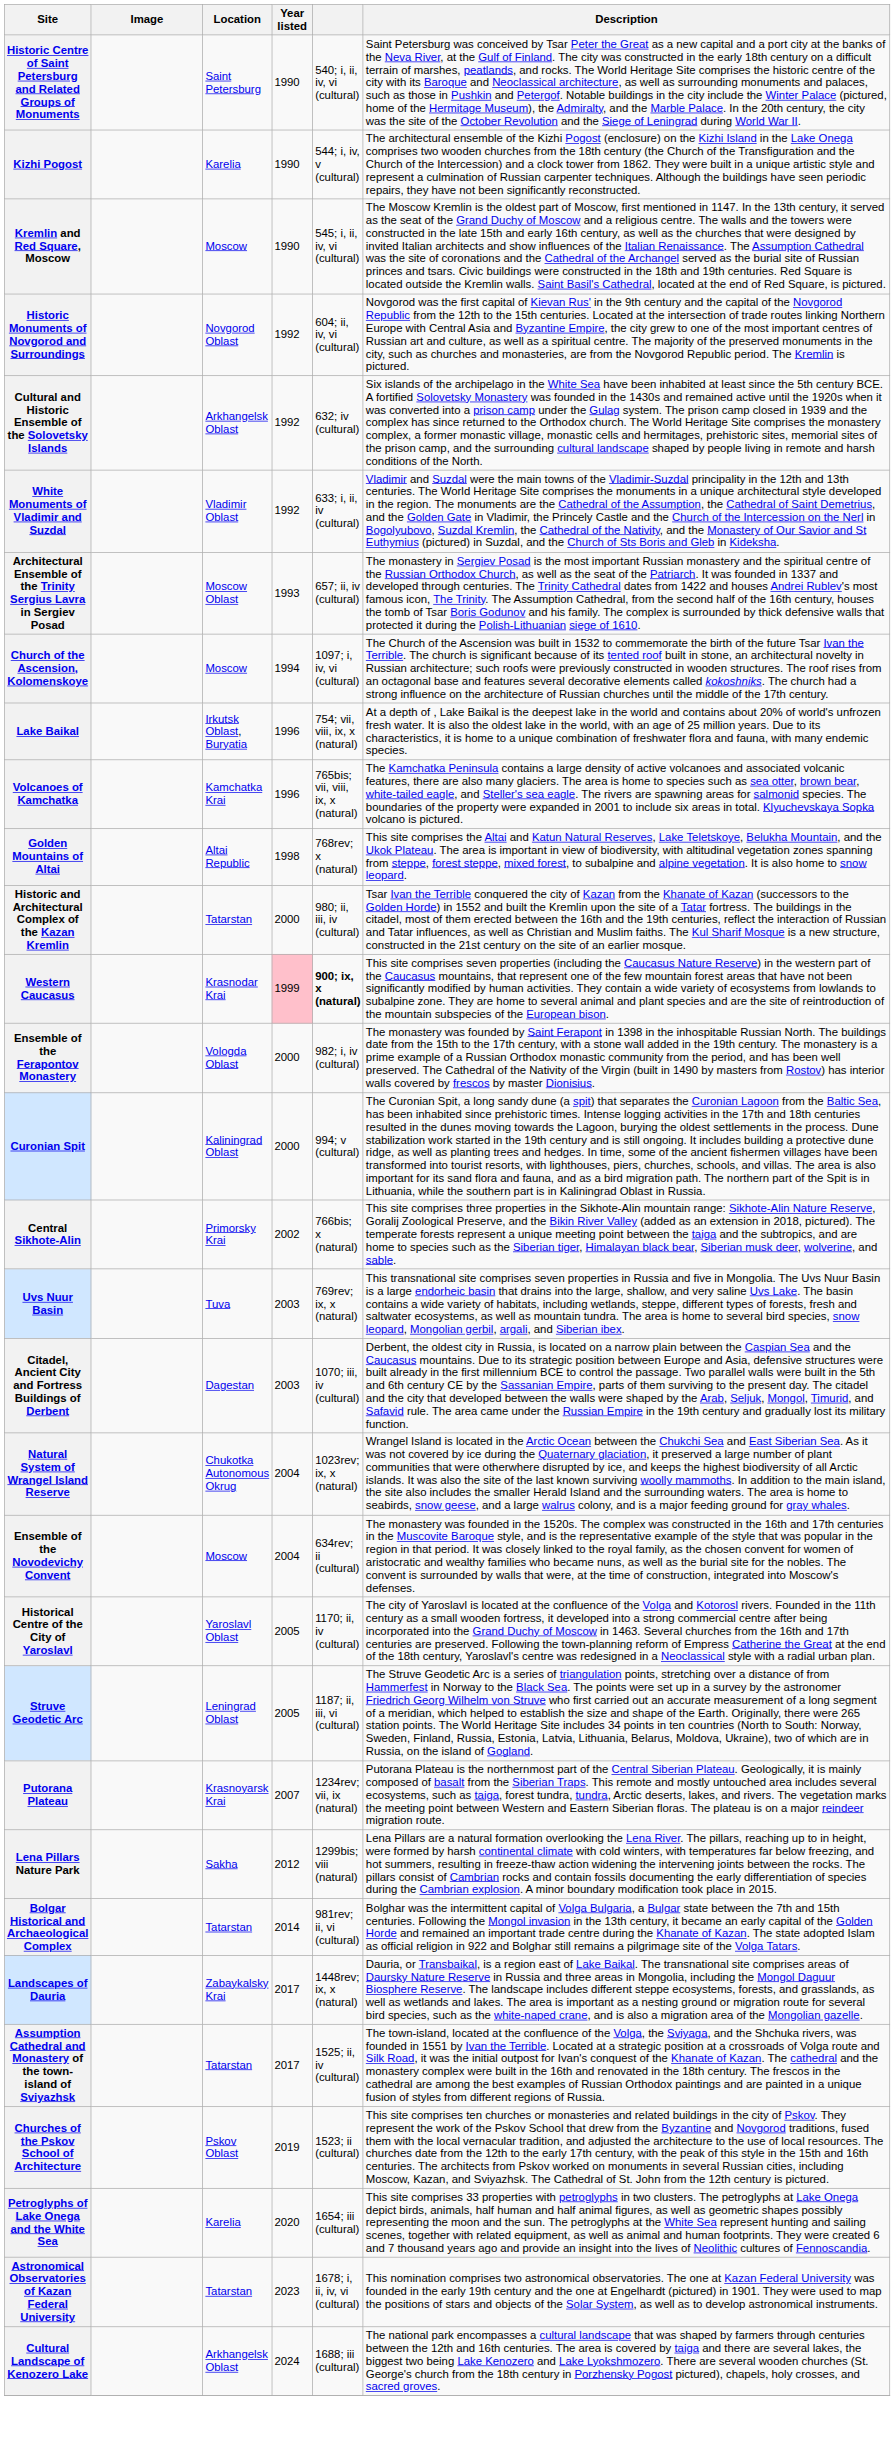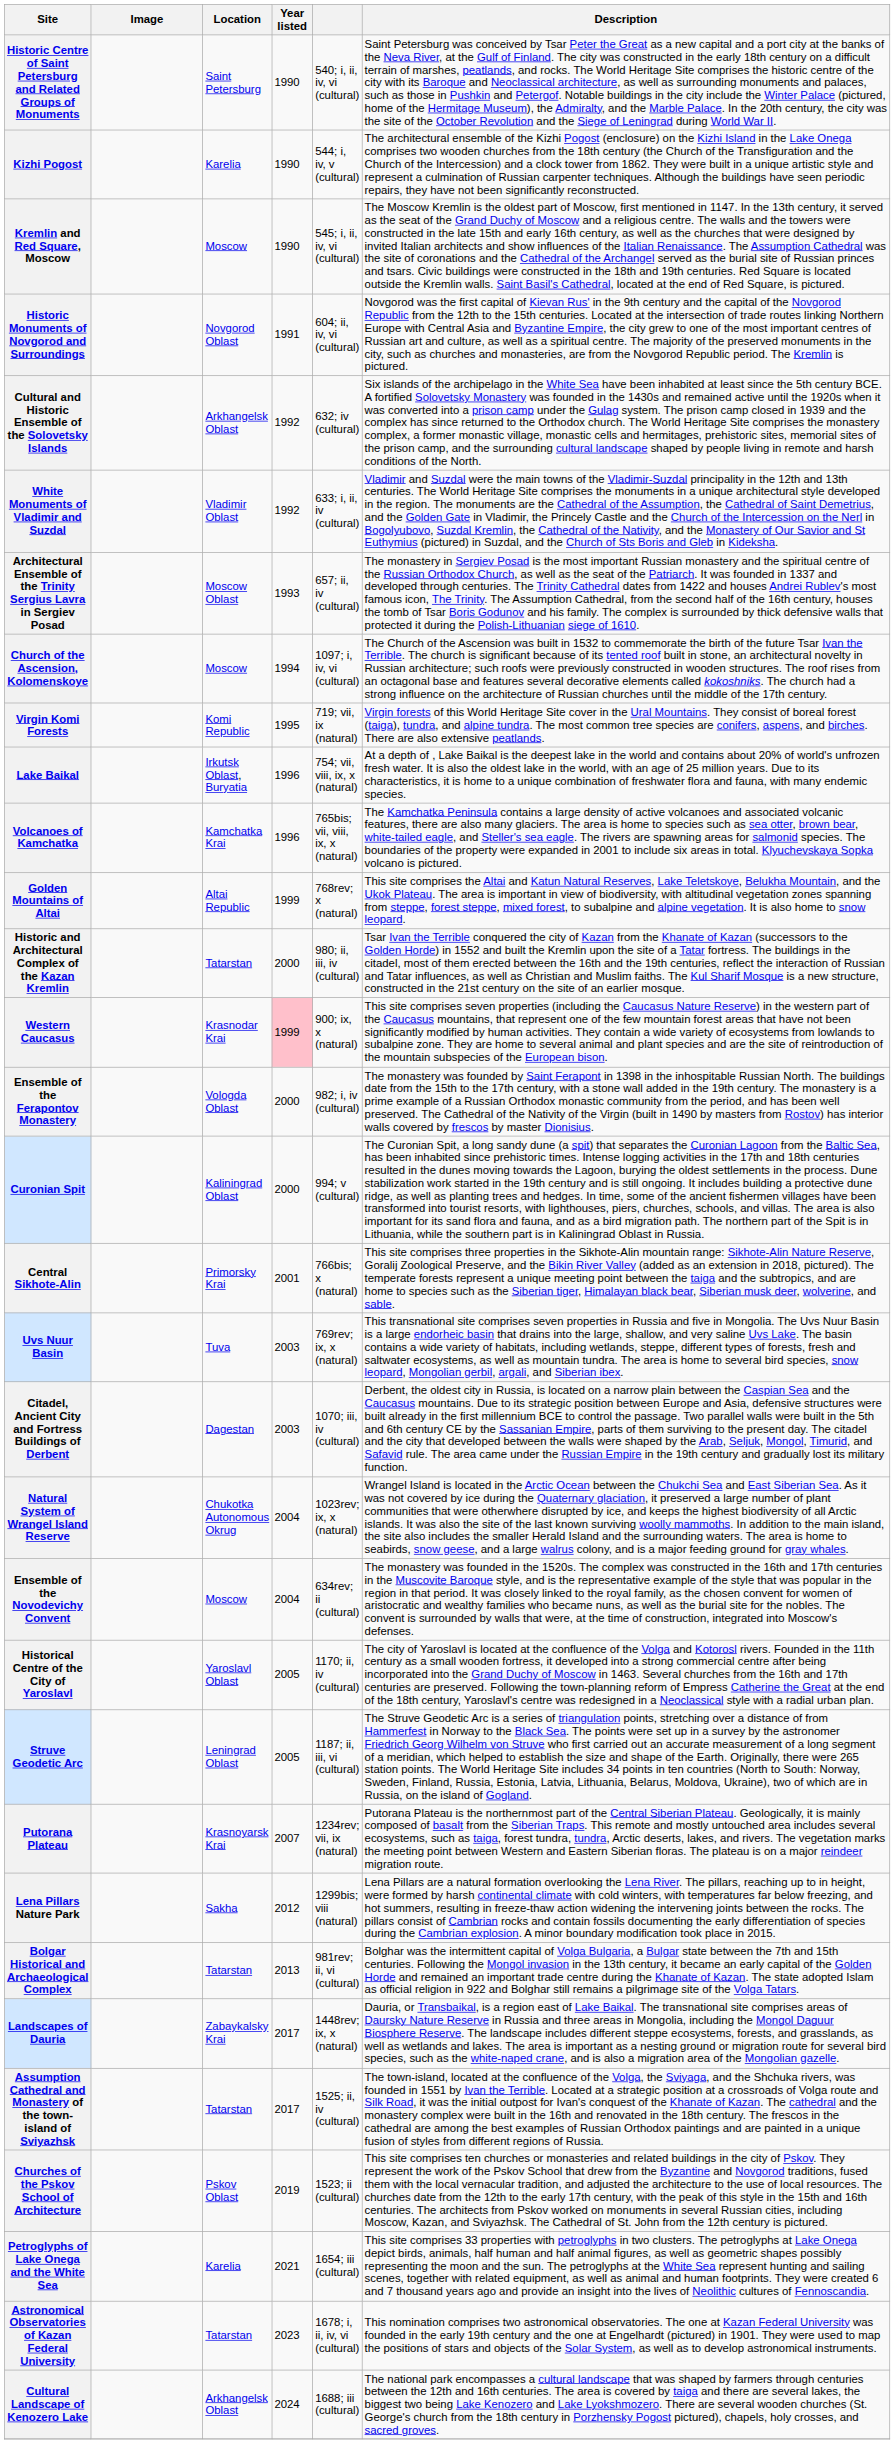(287, 334) 1992 -> (287, 334) 1991
+ row: (48, 725)
(287, 857) 1998 -> (287, 900) 1999
(338, 988) bold -> (336, 1032) normal
(287, 1234) 2002 -> (287, 1278) 2001
(287, 1927) 2014 -> (287, 1970) 2013
(287, 2222) 2020 -> (287, 2266) 2021
